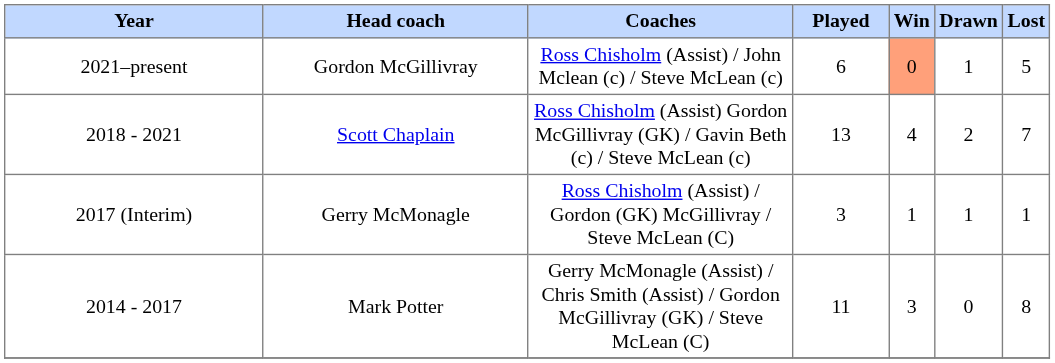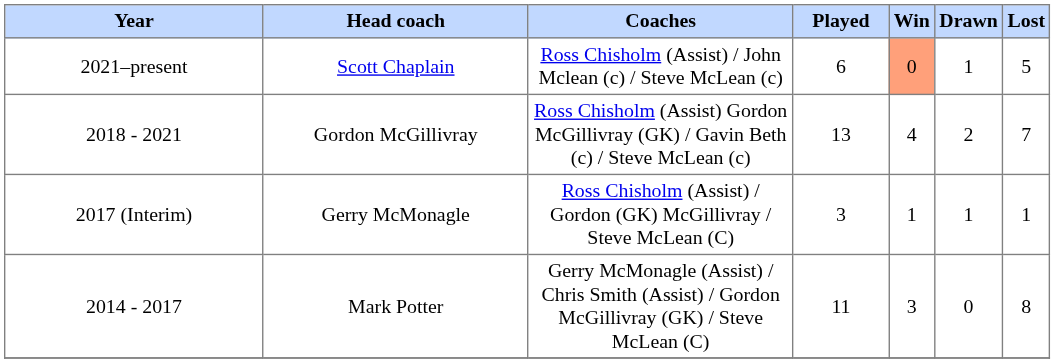(396, 65) Gordon McGillivray -> (396, 65) Scott Chaplain
(396, 134) Scott Chaplain -> (396, 134) Gordon McGillivray
